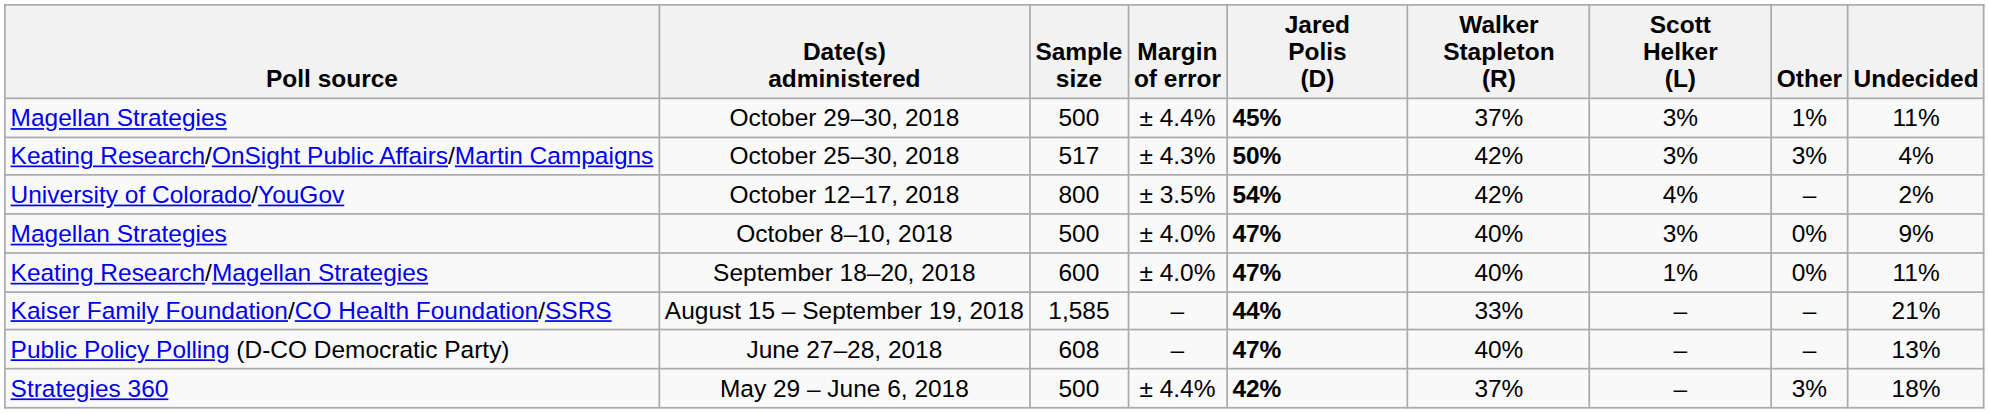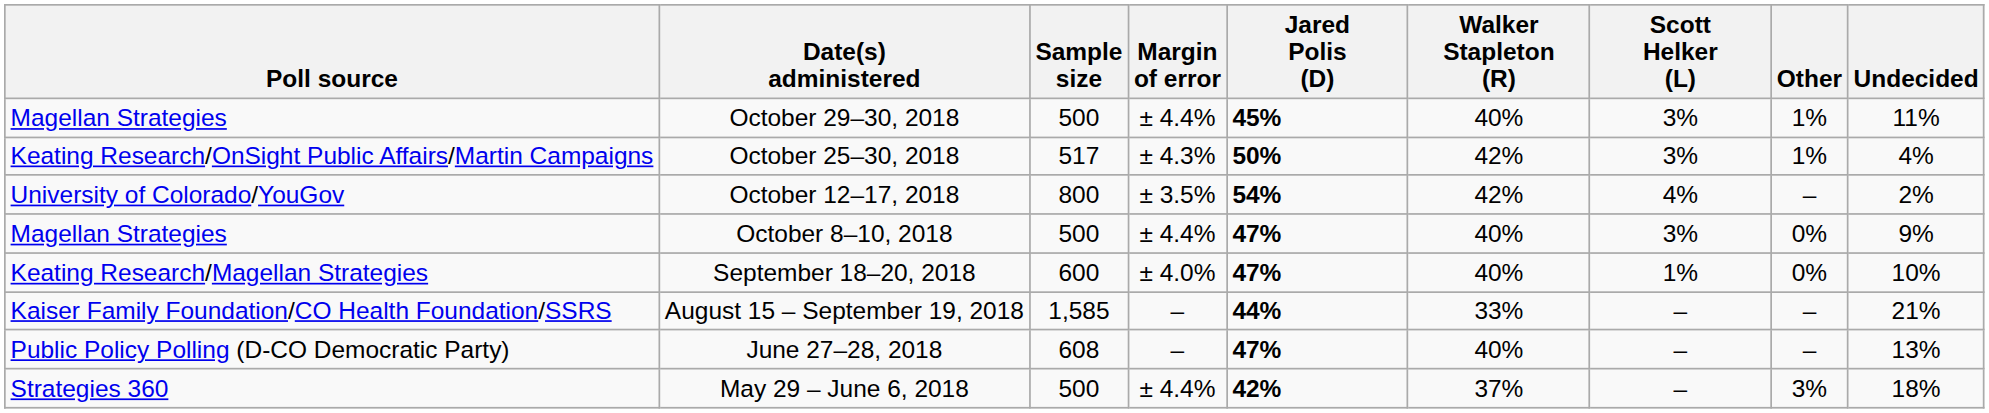(1499, 118) 37% -> (1499, 118) 40%
(1809, 156) 3% -> (1809, 156) 1%
(1177, 234) ± 4.0% -> (1177, 234) ± 4.4%
(1916, 272) 11% -> (1916, 272) 10%
